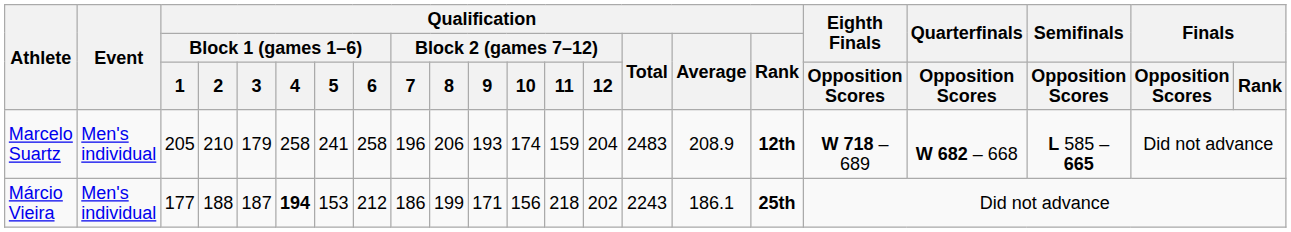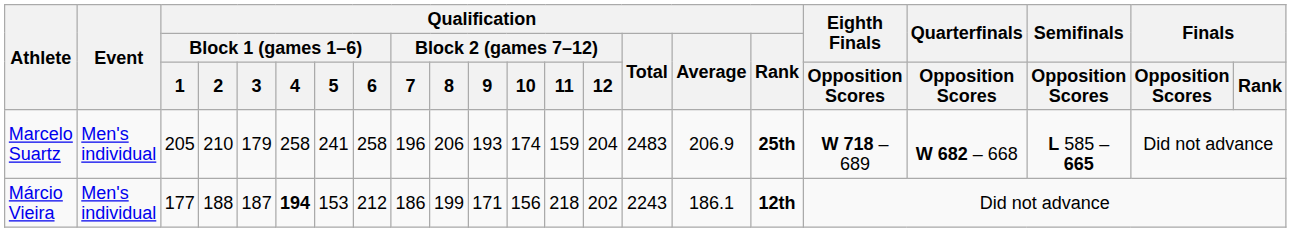(711, 145) 208.9 -> (711, 145) 206.9
(777, 145) 12th -> (777, 145) 25th
(777, 203) 25th -> (777, 203) 12th
